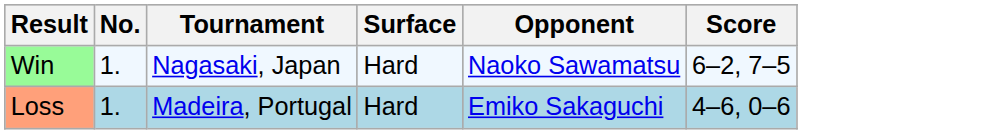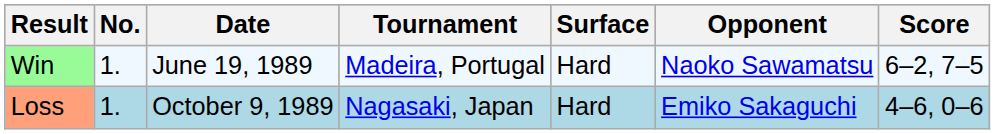+ column: (243, 24)
(246, 65) Nagasaki, Japan -> (445, 65) Madeira, Portugal
(252, 106) Madeira, Portugal -> (439, 106) Nagasaki, Japan
